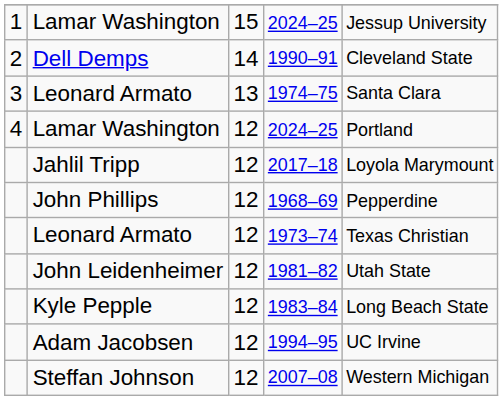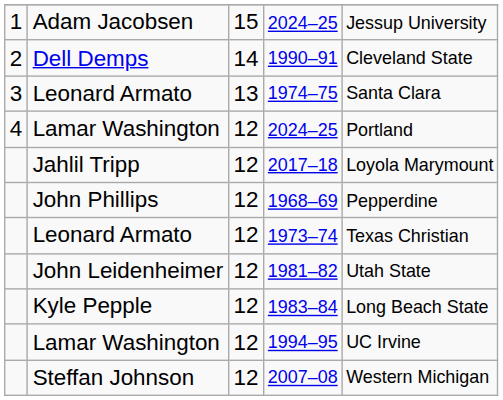(126, 22) Lamar Washington -> (113, 22) Adam Jacobsen
(113, 341) Adam Jacobsen -> (126, 341) Lamar Washington
